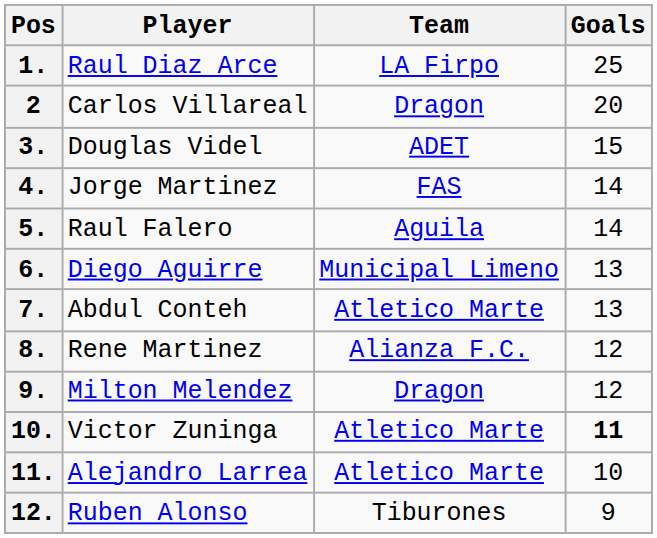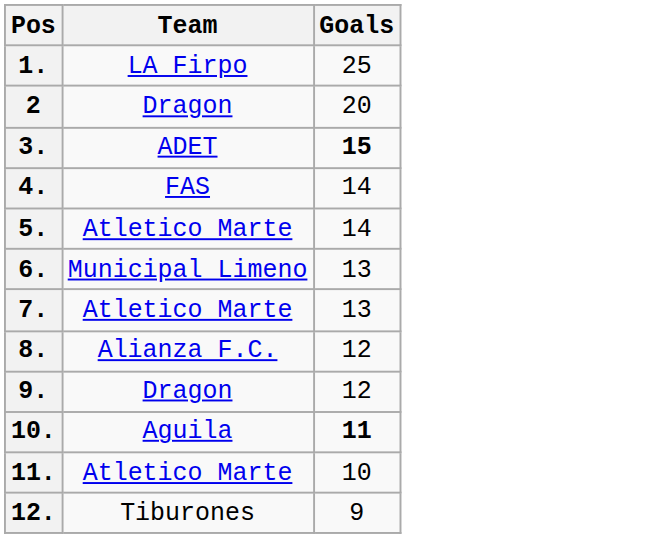- column: (188, 25)
(608, 147) normal -> (357, 147) bold
(439, 229) Aguila -> (188, 229) Atletico Marte
(439, 432) Atletico Marte -> (188, 432) Aguila
